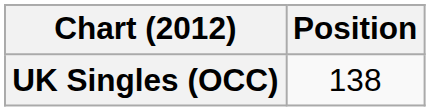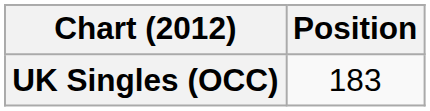(355, 79) 138 -> (355, 79) 183
